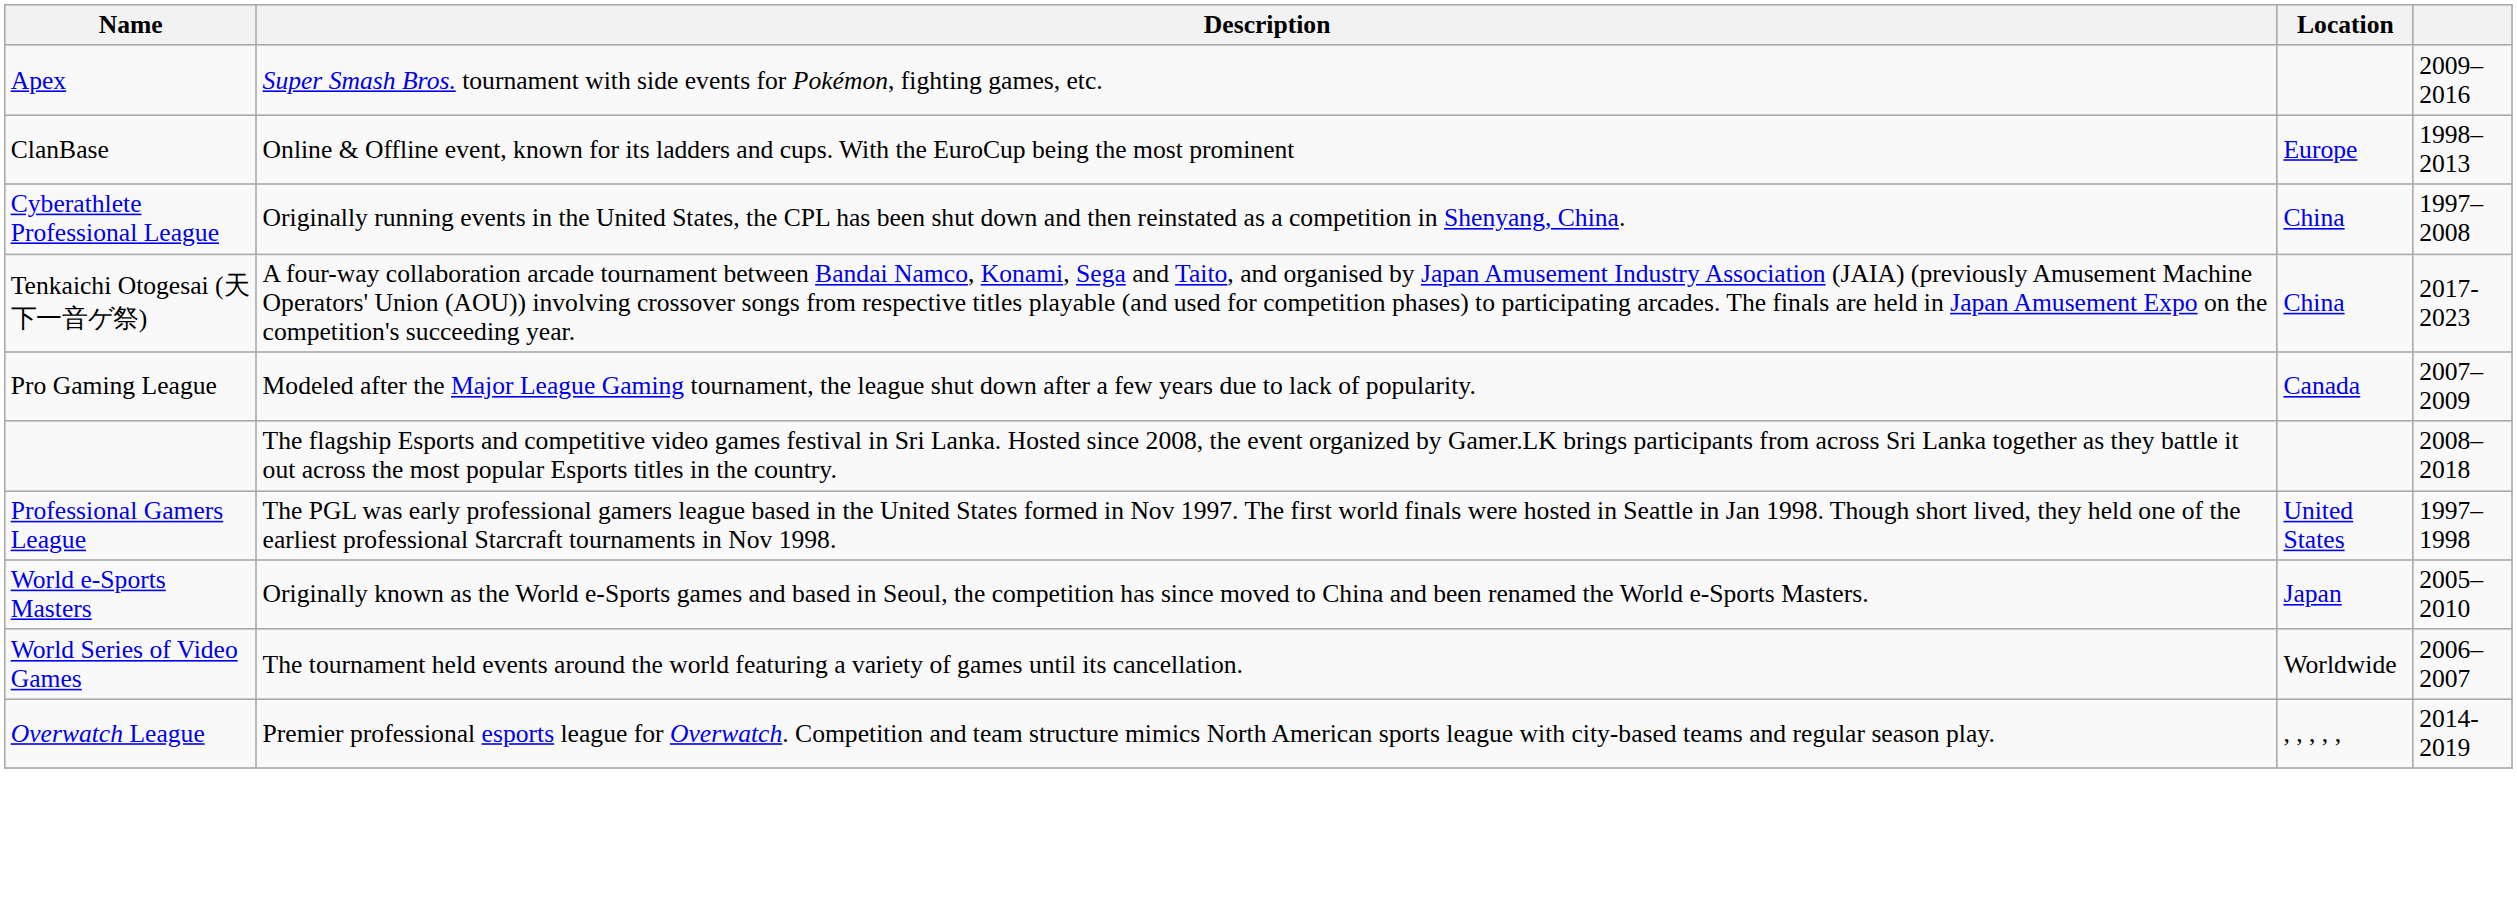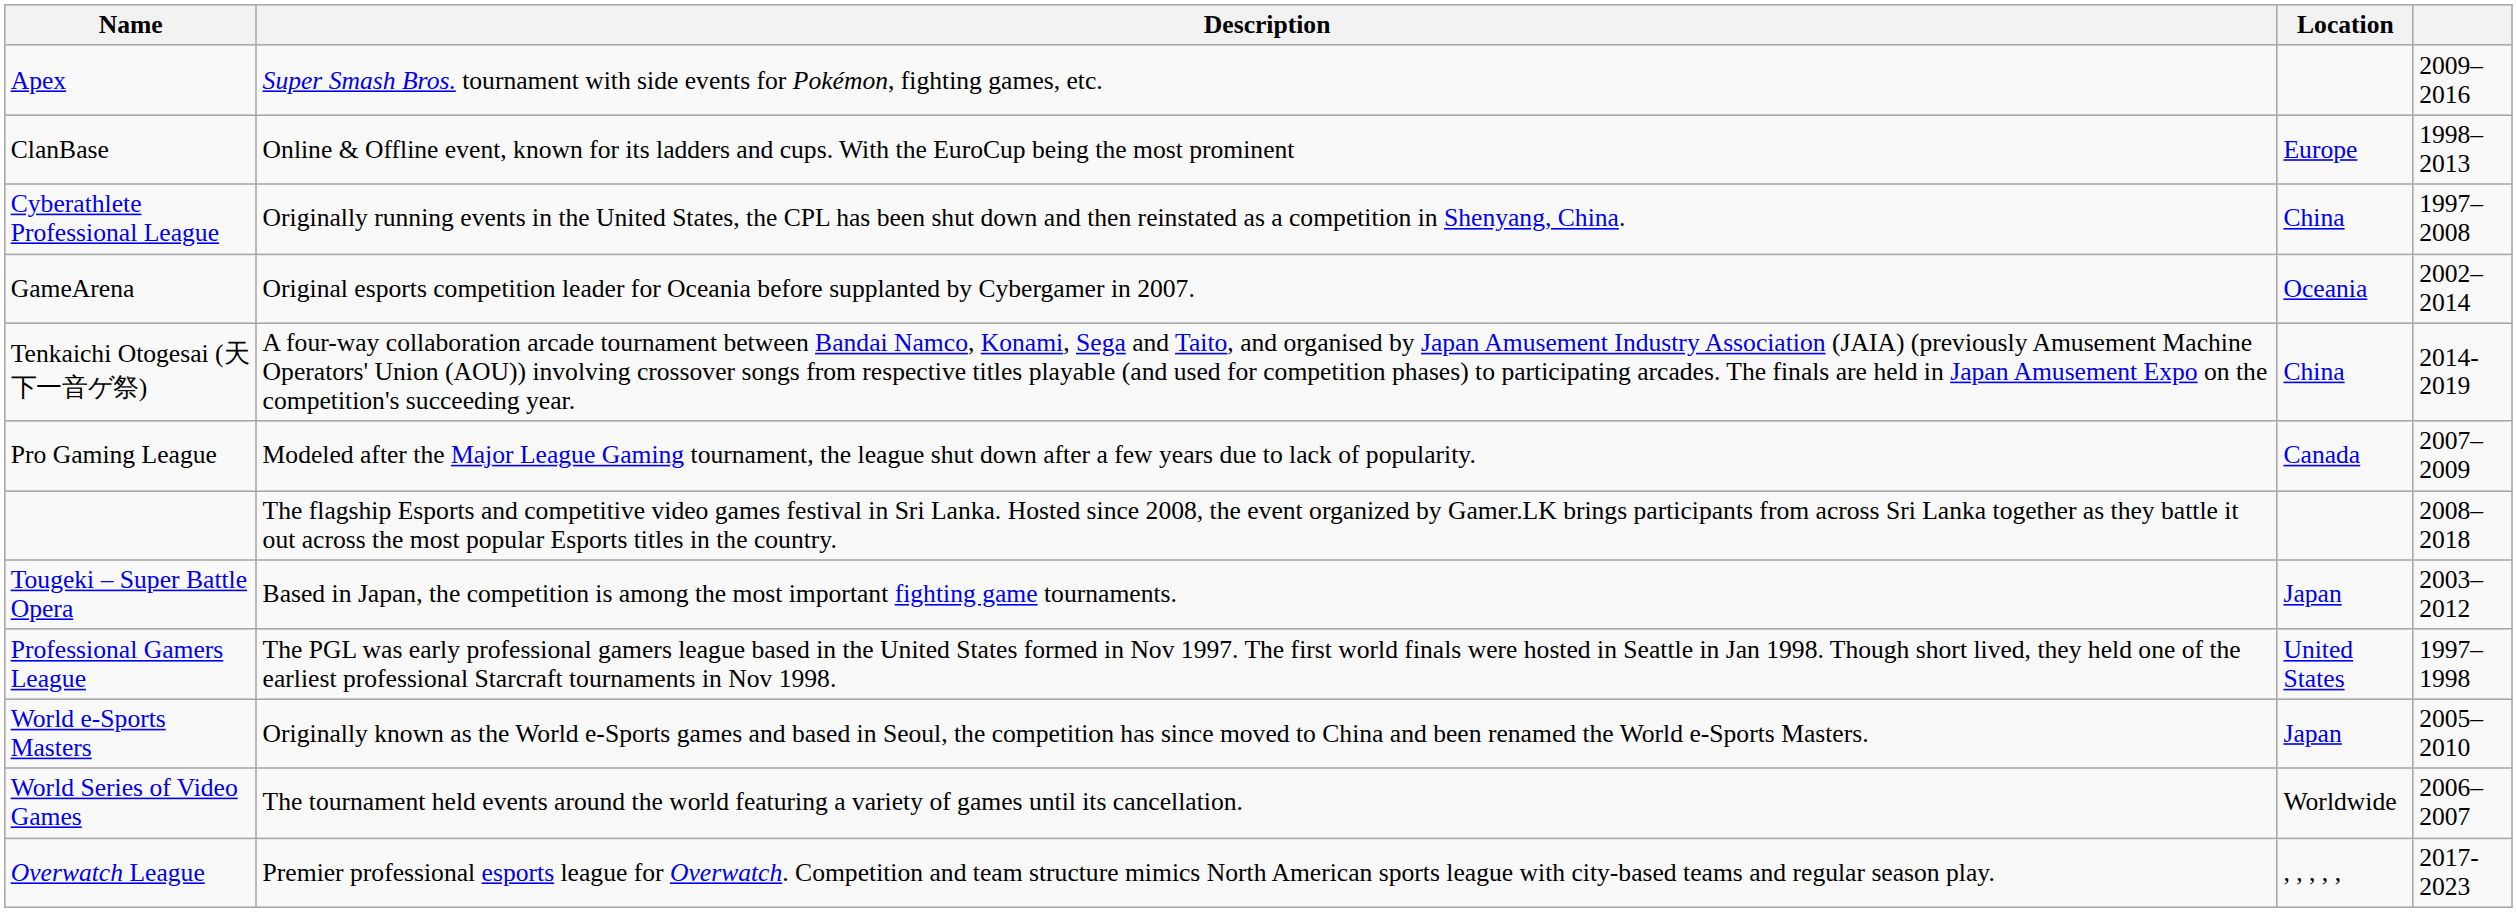+ row: (73, 288)
(2449, 302) 2017-2023 -> (2449, 371) 2014-2019
+ row: (129, 594)
(2449, 733) 2014-2019 -> (2449, 872) 2017-2023
